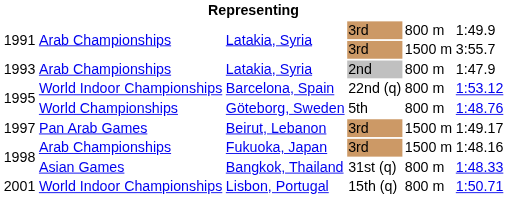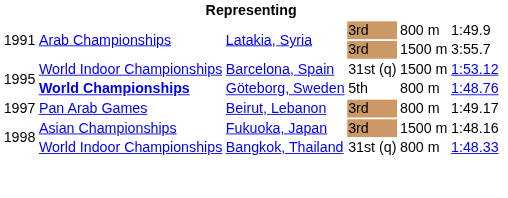- row: (20, 69)
(375, 89) 22nd (q) -> (372, 69) 31st (q)
(425, 89) 800 m -> (424, 69) 1500 m
(108, 108) normal -> (114, 89) bold
(428, 128) 1500 m -> (420, 108) 800 m
(105, 147) Arab Championships -> (108, 128) Asian Championships
(82, 167) Asian Games -> (131, 147) World Indoor Championships
- row: (20, 186)
